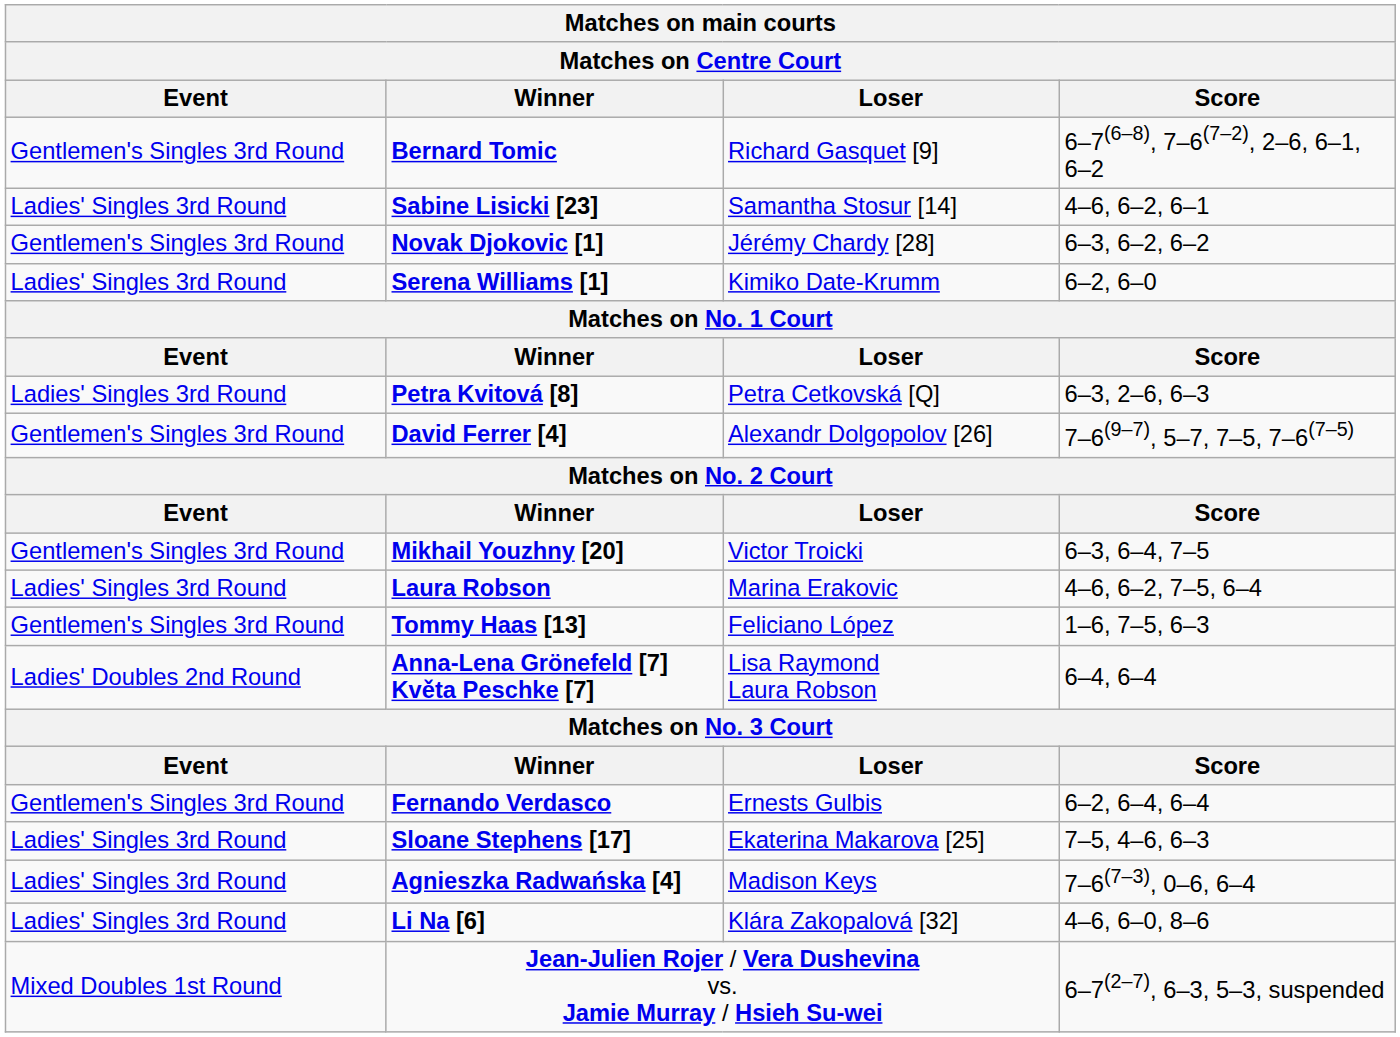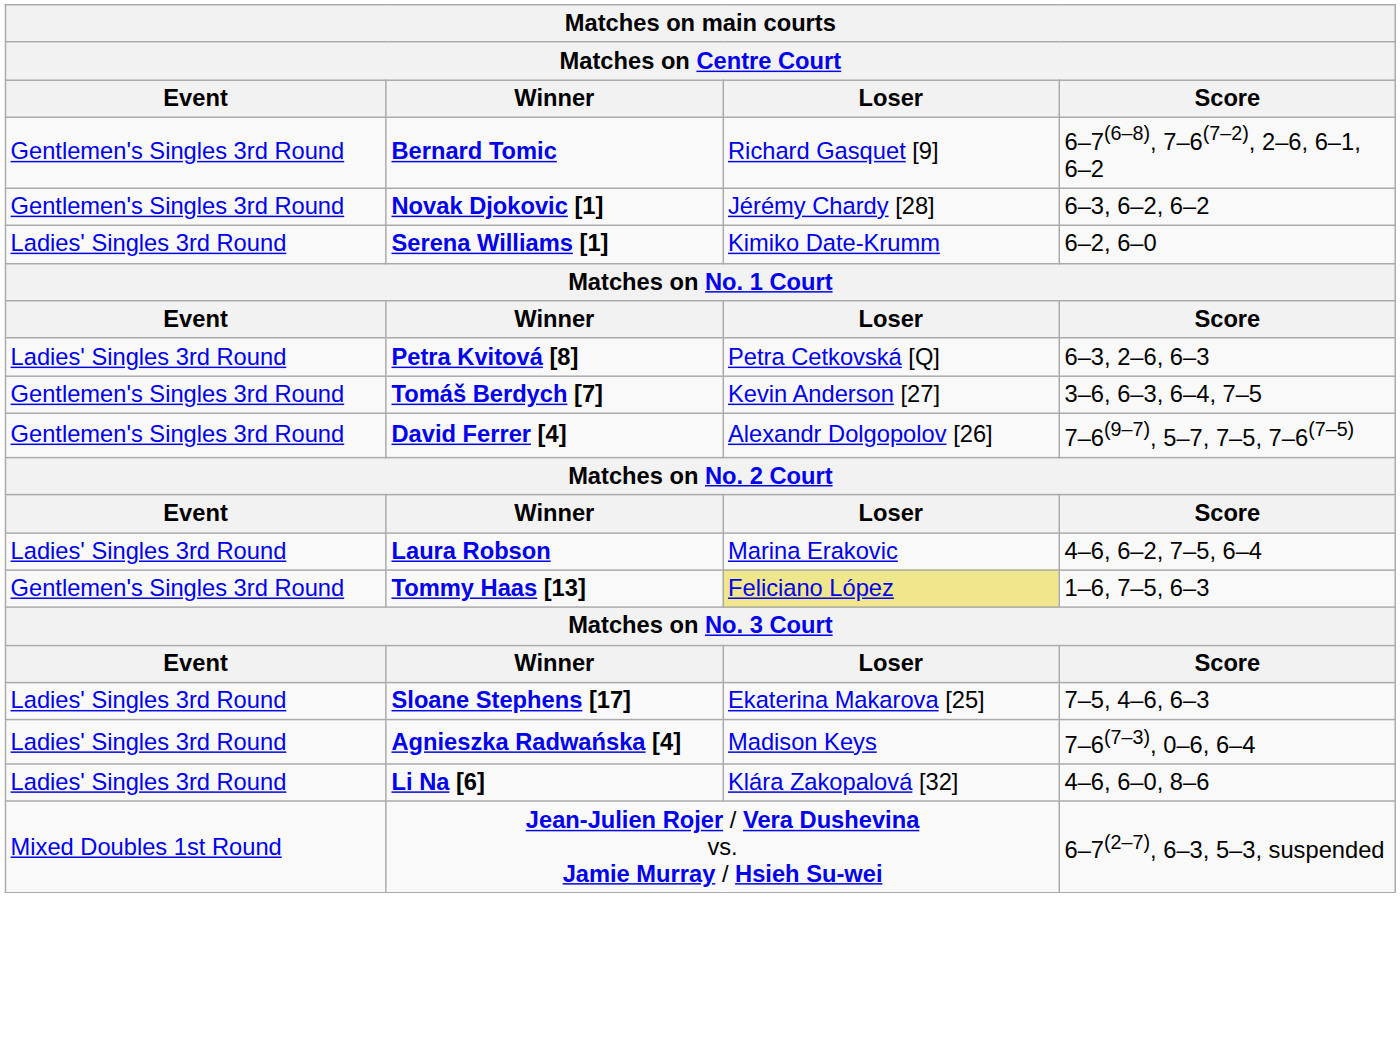- row: (495, 206)
+ row: (497, 394)
- row: (508, 550)
(811, 626) no background -> (811, 588) khaki background
- row: (530, 676)
- row: (501, 802)
